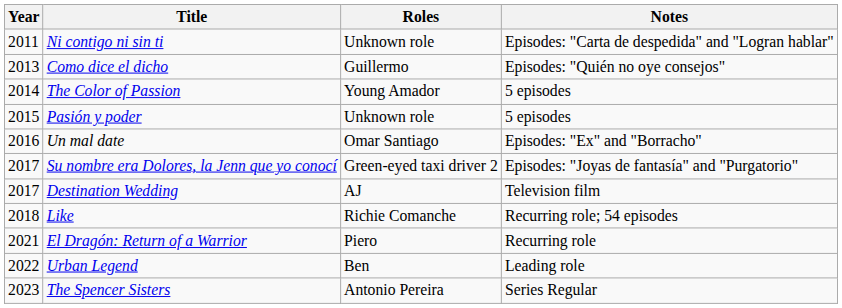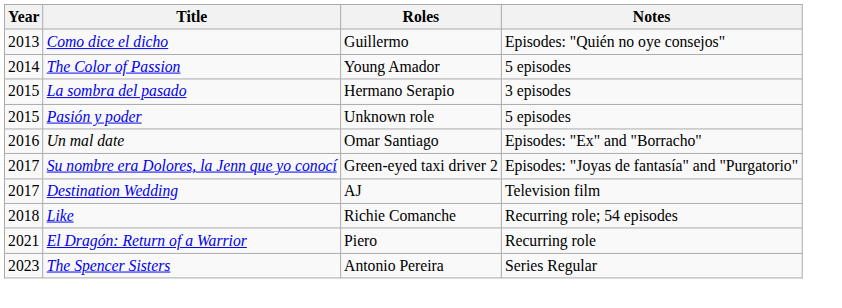- row: (105, 41)
+ row: (117, 91)
- row: (92, 265)
